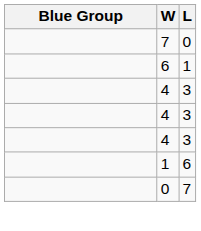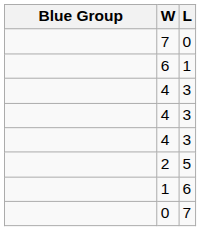+ row: (165, 164)
